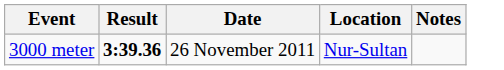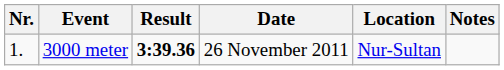+ column: (21, 19)
